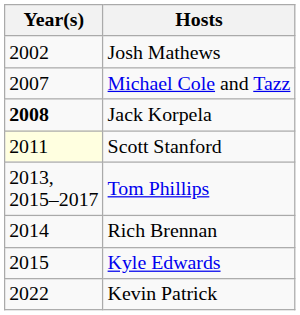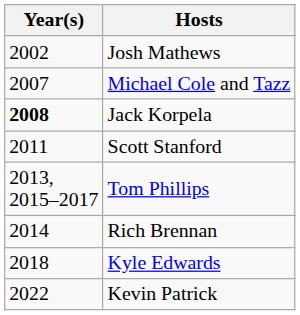(29, 146) lightyellow background -> (29, 146) no background
(29, 262) 2015 -> (29, 262) 2018
